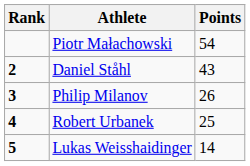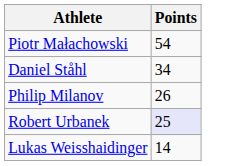- column: (27, 17)
(207, 69) 43 -> (163, 69) 34
(207, 121) no background -> (163, 121) lavender background
